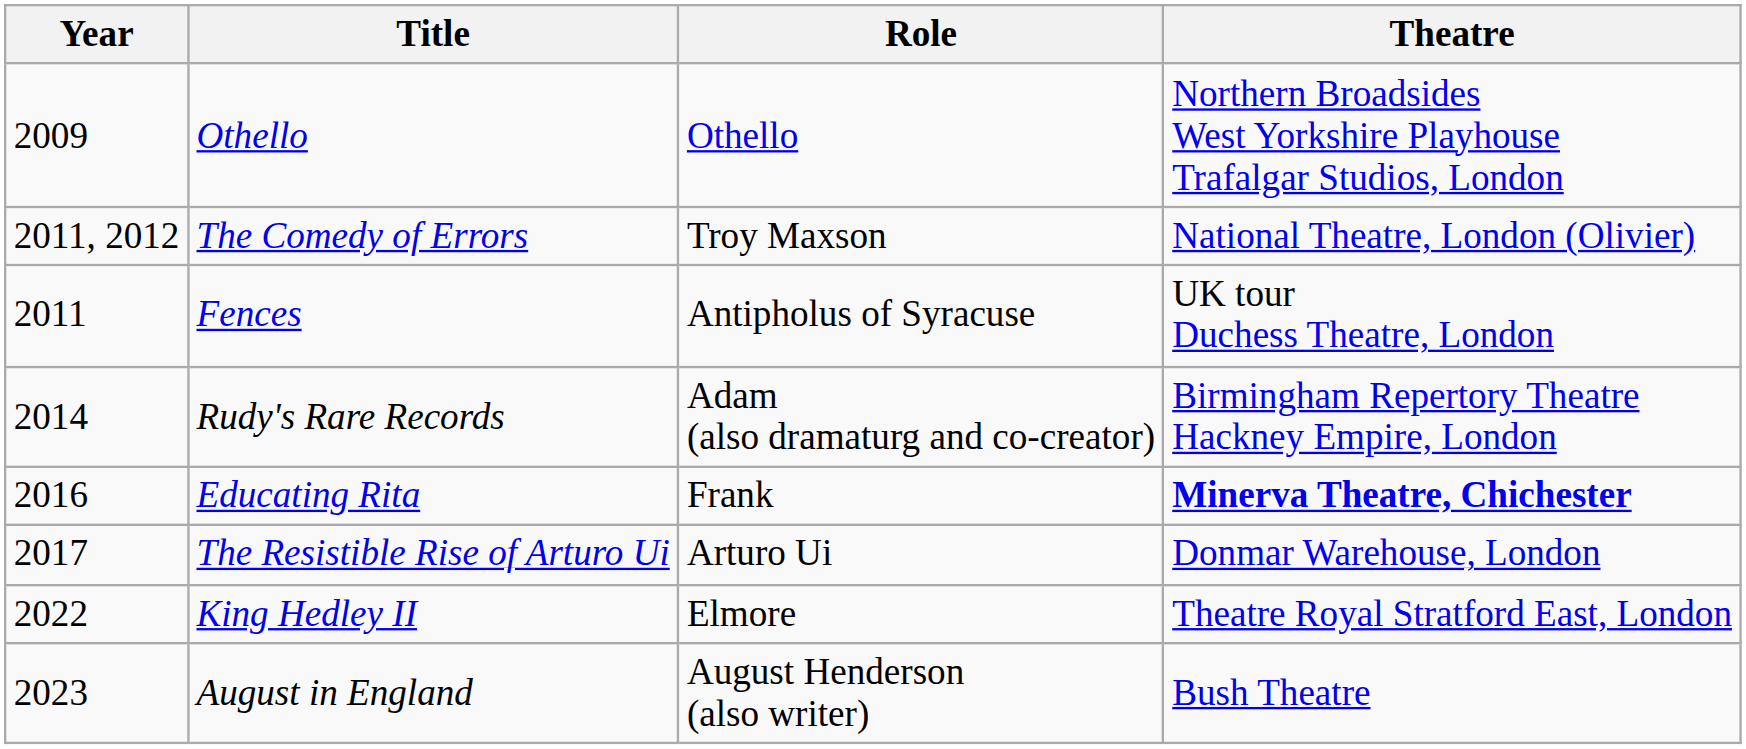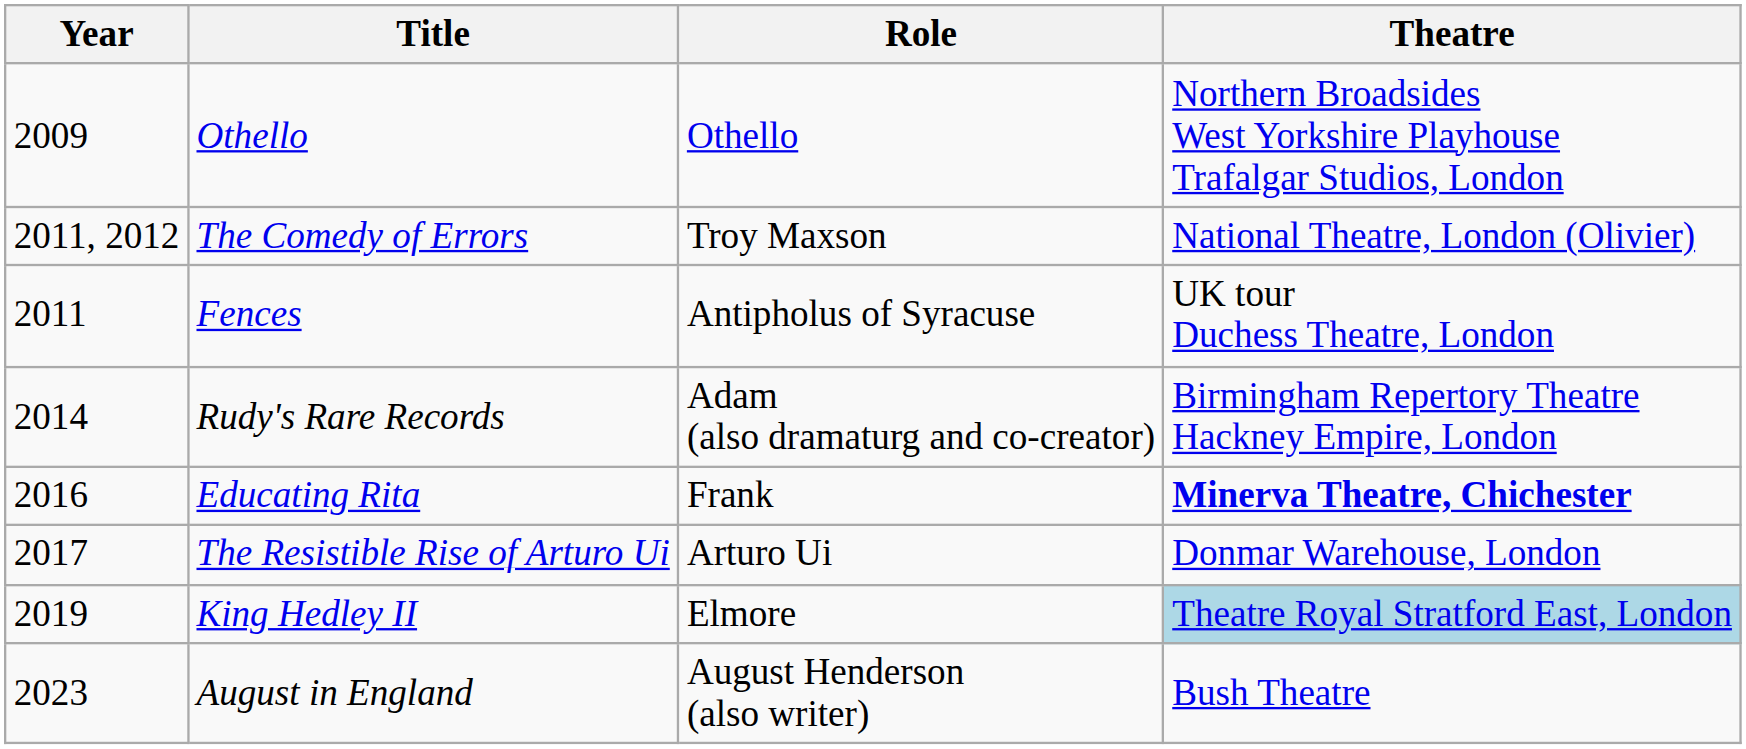(51, 613) 2022 -> (51, 613) 2019
(1452, 613) no background -> (1452, 613) lightblue background
